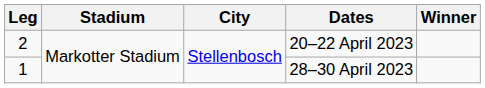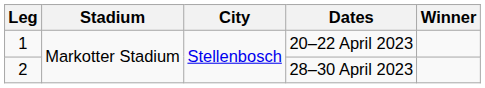(23, 43) 2 -> (23, 43) 1
(23, 69) 1 -> (23, 69) 2
